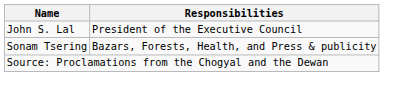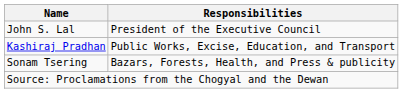+ row: (56, 46)
